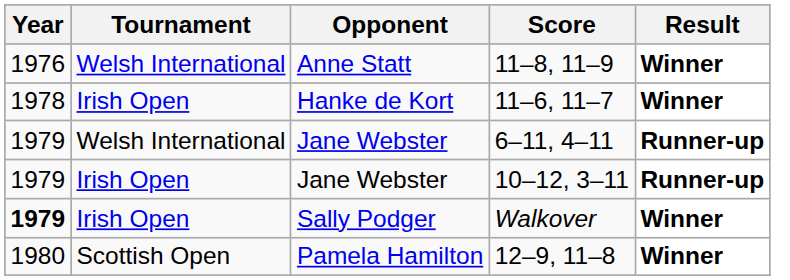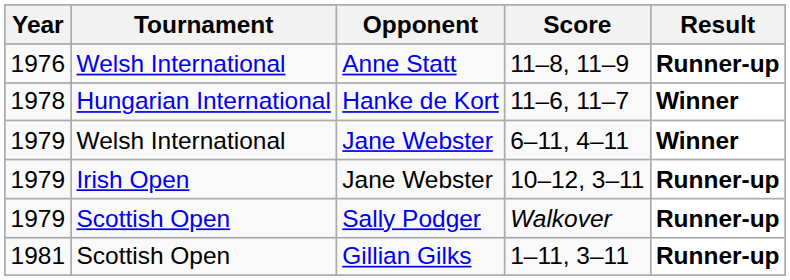(682, 63) Winner -> (718, 63) Runner-up
(133, 102) Irish Open -> (204, 102) Hungarian International
(702, 141) Runner-up -> (697, 141) Winner
(38, 218) bold -> (38, 218) normal
(133, 218) Irish Open -> (153, 218) Scottish Open
(682, 218) Winner -> (718, 218) Runner-up
- row: (555, 257)
+ row: (570, 257)
